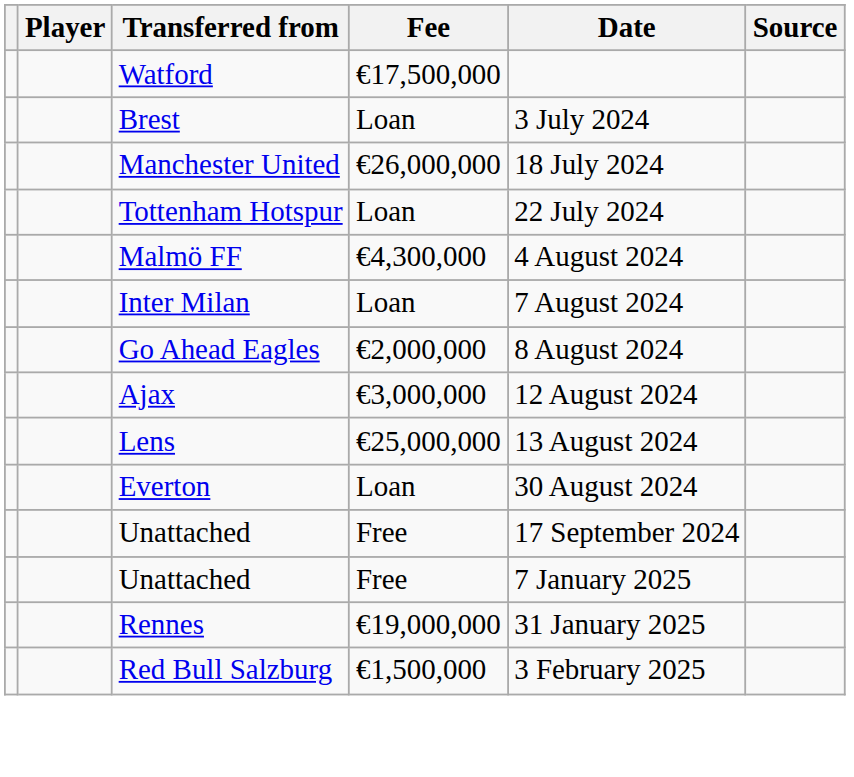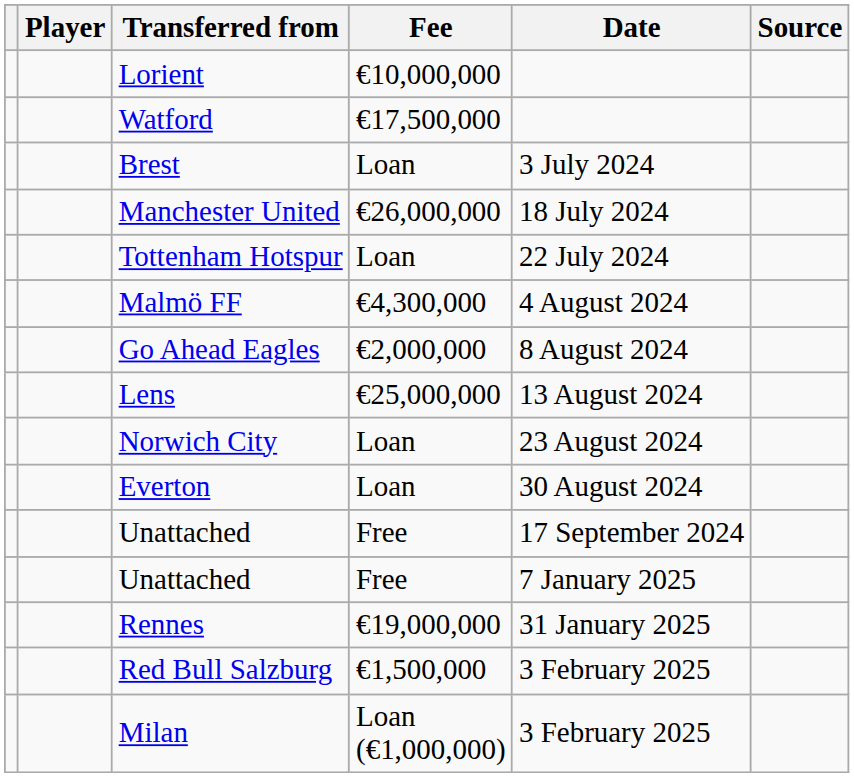+ row: (161, 73)
- row: (184, 303)
- row: (147, 394)
+ row: (198, 440)
+ row: (153, 732)
